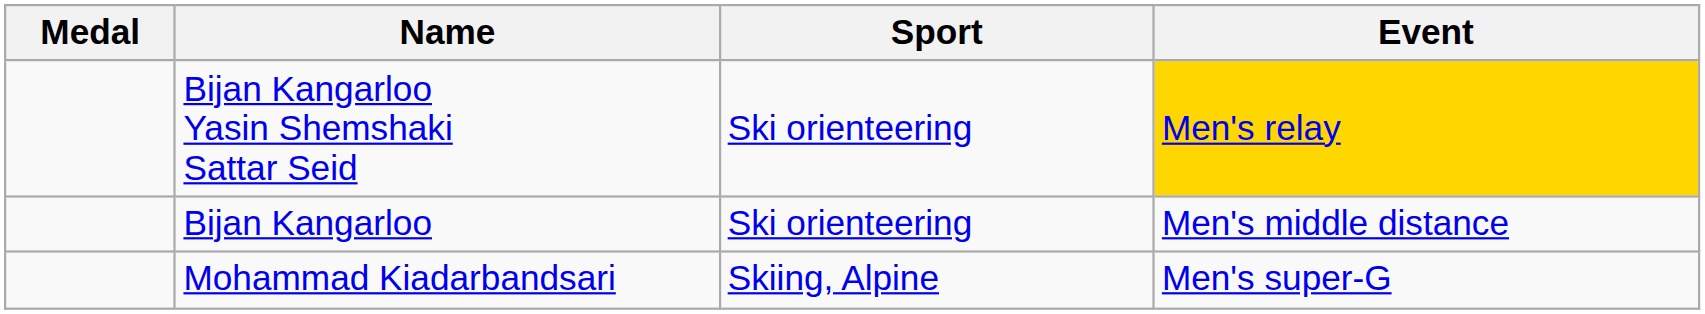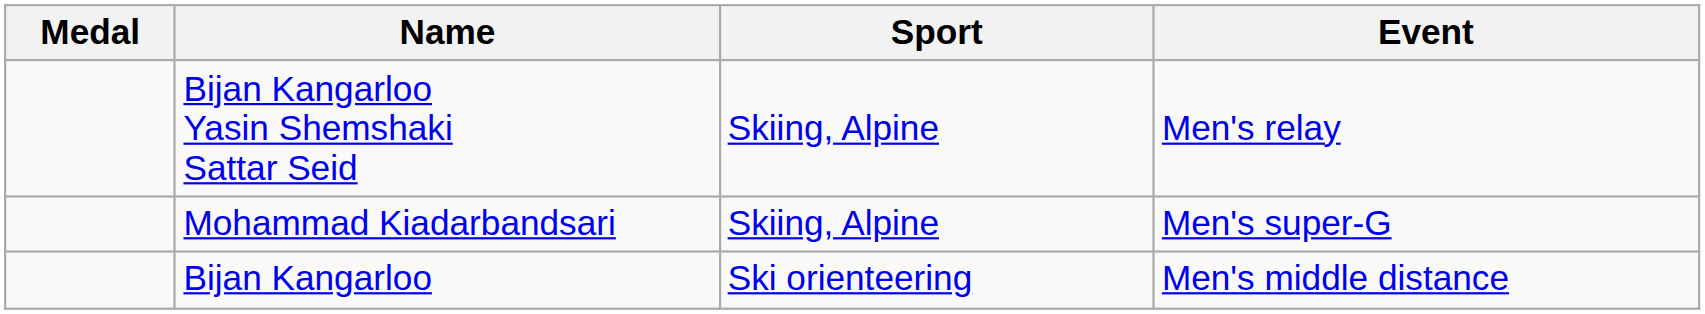(850, 127) Ski orienteering -> (833, 127) Skiing, Alpine
(1251, 127) gold background -> (1251, 127) no background
rows swapped: (308, 223) <-> (400, 279)
